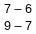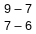rows swapped: (18, 26) <-> (18, 8)
